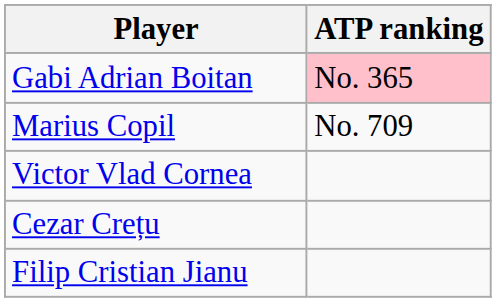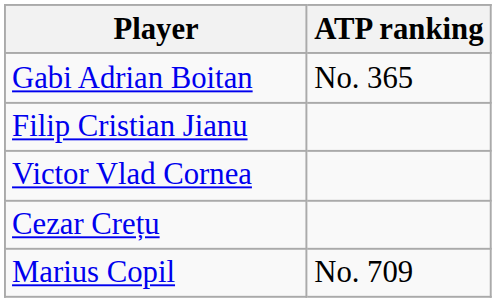(364, 77) pink background -> (364, 77) no background
rows swapped: (94, 126) <-> (130, 272)
